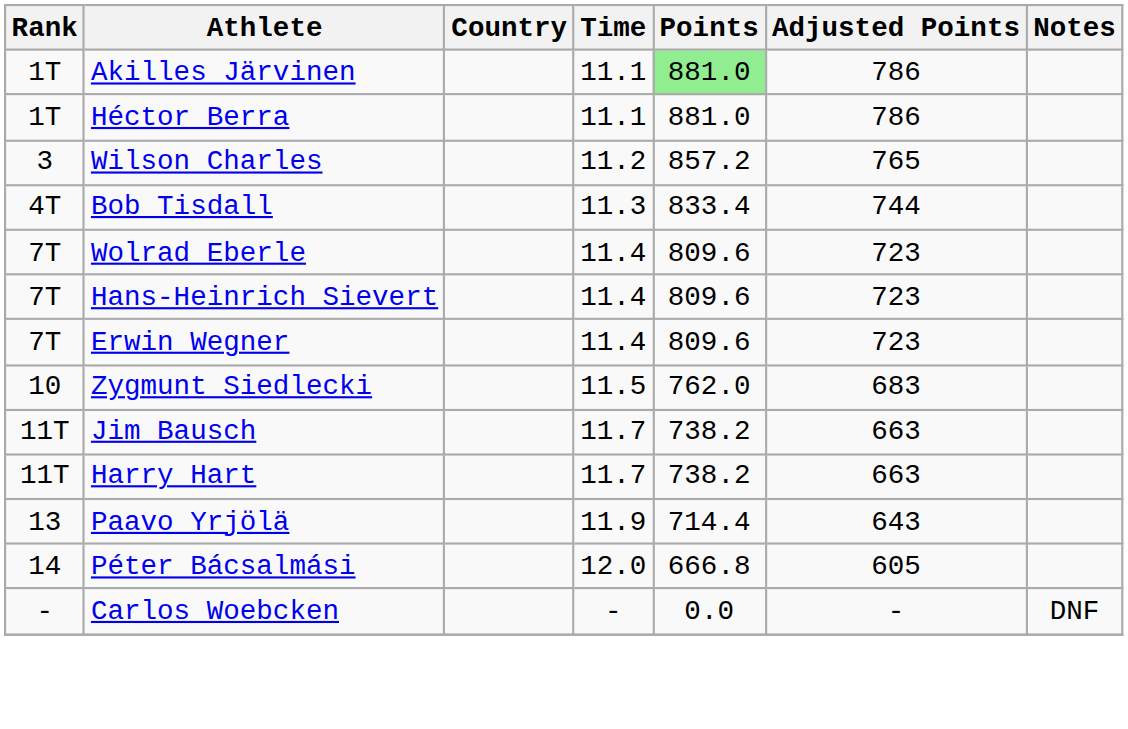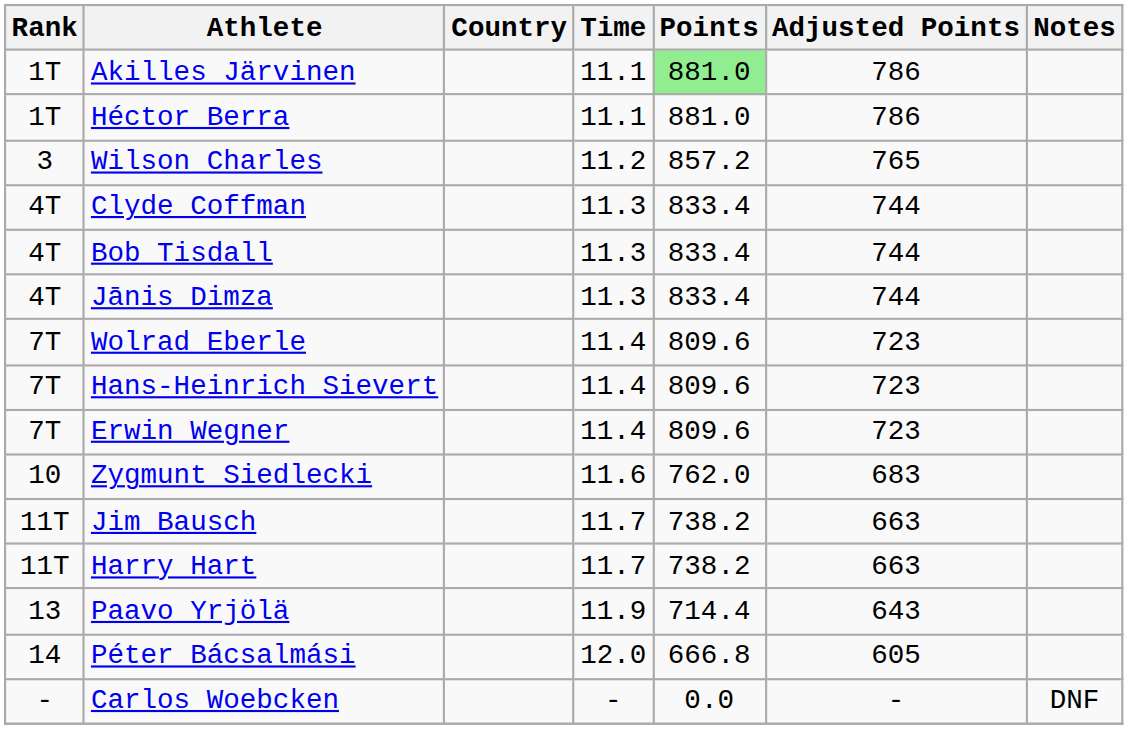+ row: (198, 207)
+ row: (182, 297)
(613, 387) 11.5 -> (613, 477) 11.6
